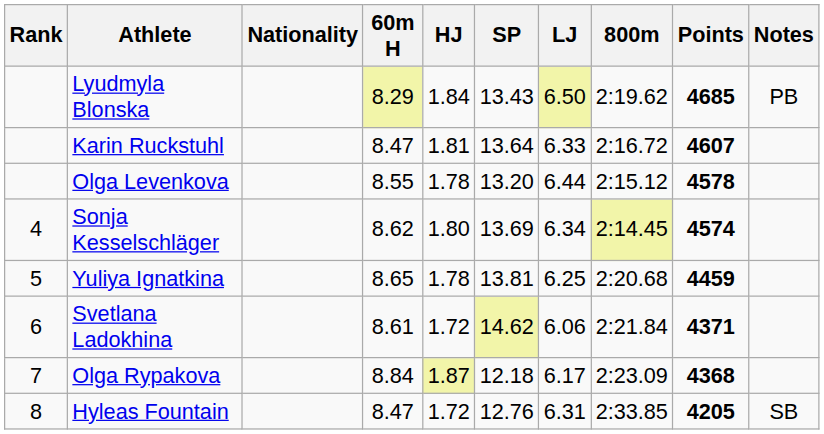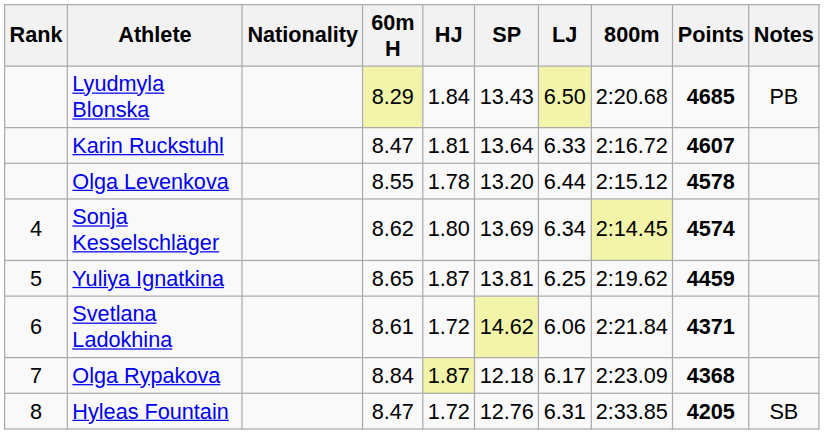(632, 96) 2:19.62 -> (632, 96) 2:20.68
(449, 277) 1.78 -> (449, 277) 1.87
(632, 277) 2:20.68 -> (632, 277) 2:19.62
